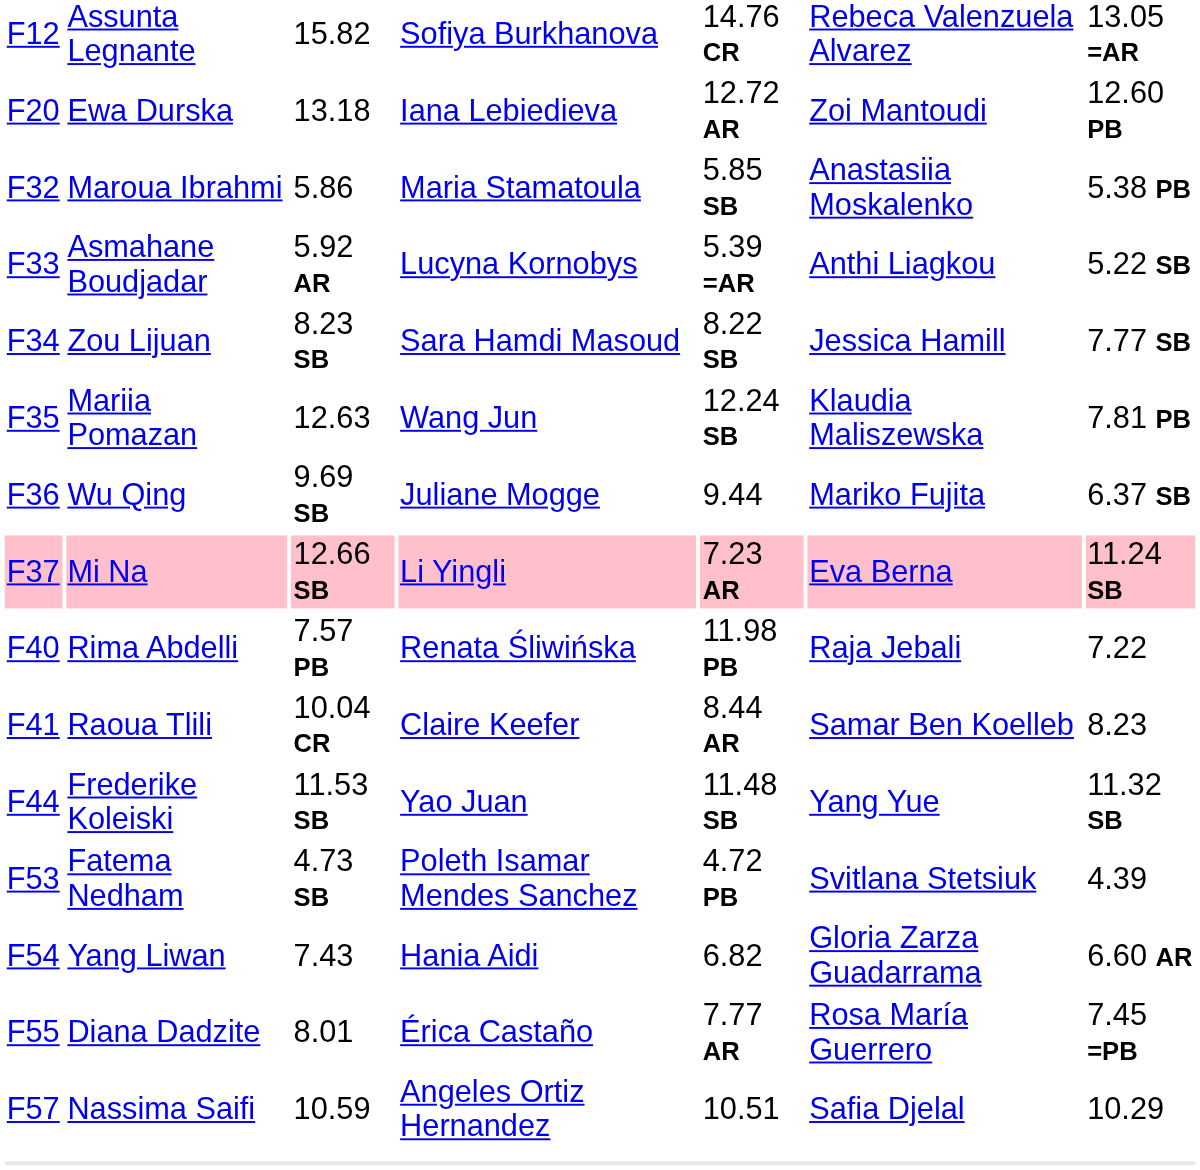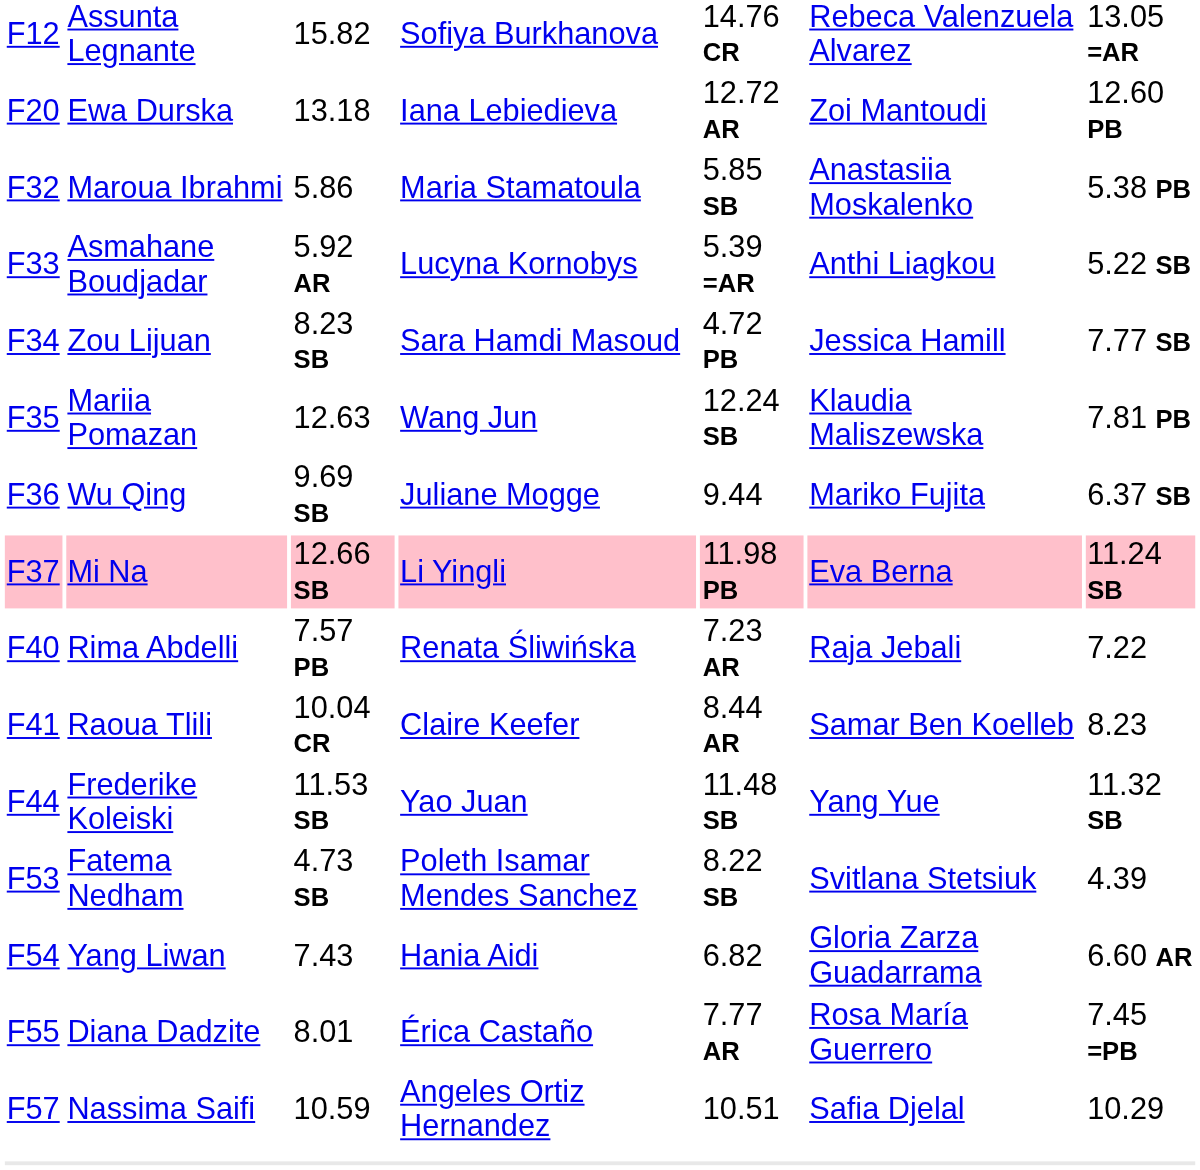(733, 341) 8.22 SB -> (733, 341) 4.72 PB
(733, 571) 7.23 AR -> (740, 571) 11.98 PB
(740, 648) 11.98 PB -> (733, 648) 7.23 AR
(733, 878) 4.72 PB -> (733, 878) 8.22 SB
